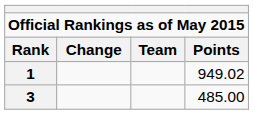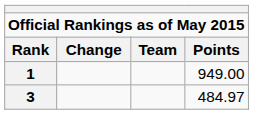(221, 73) 949.02 -> (221, 73) 949.00
(221, 97) 485.00 -> (221, 97) 484.97
